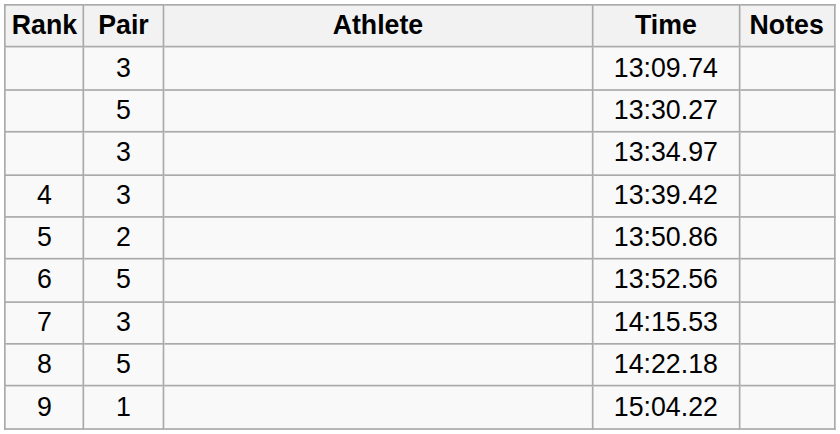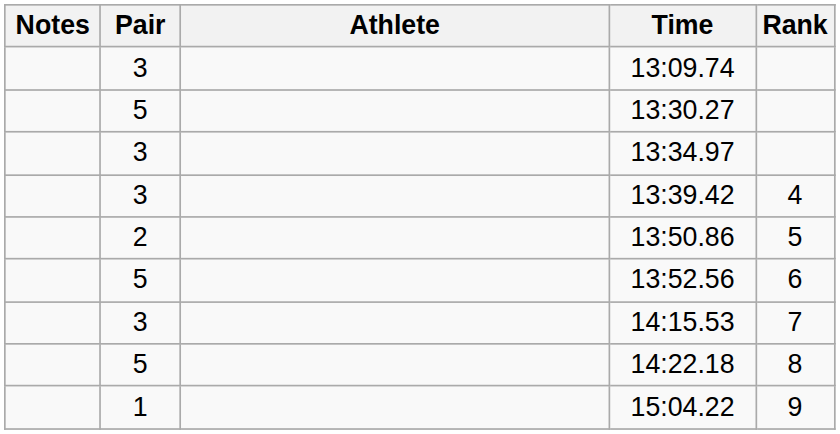columns swapped: (44, 25) <-> (787, 25)
